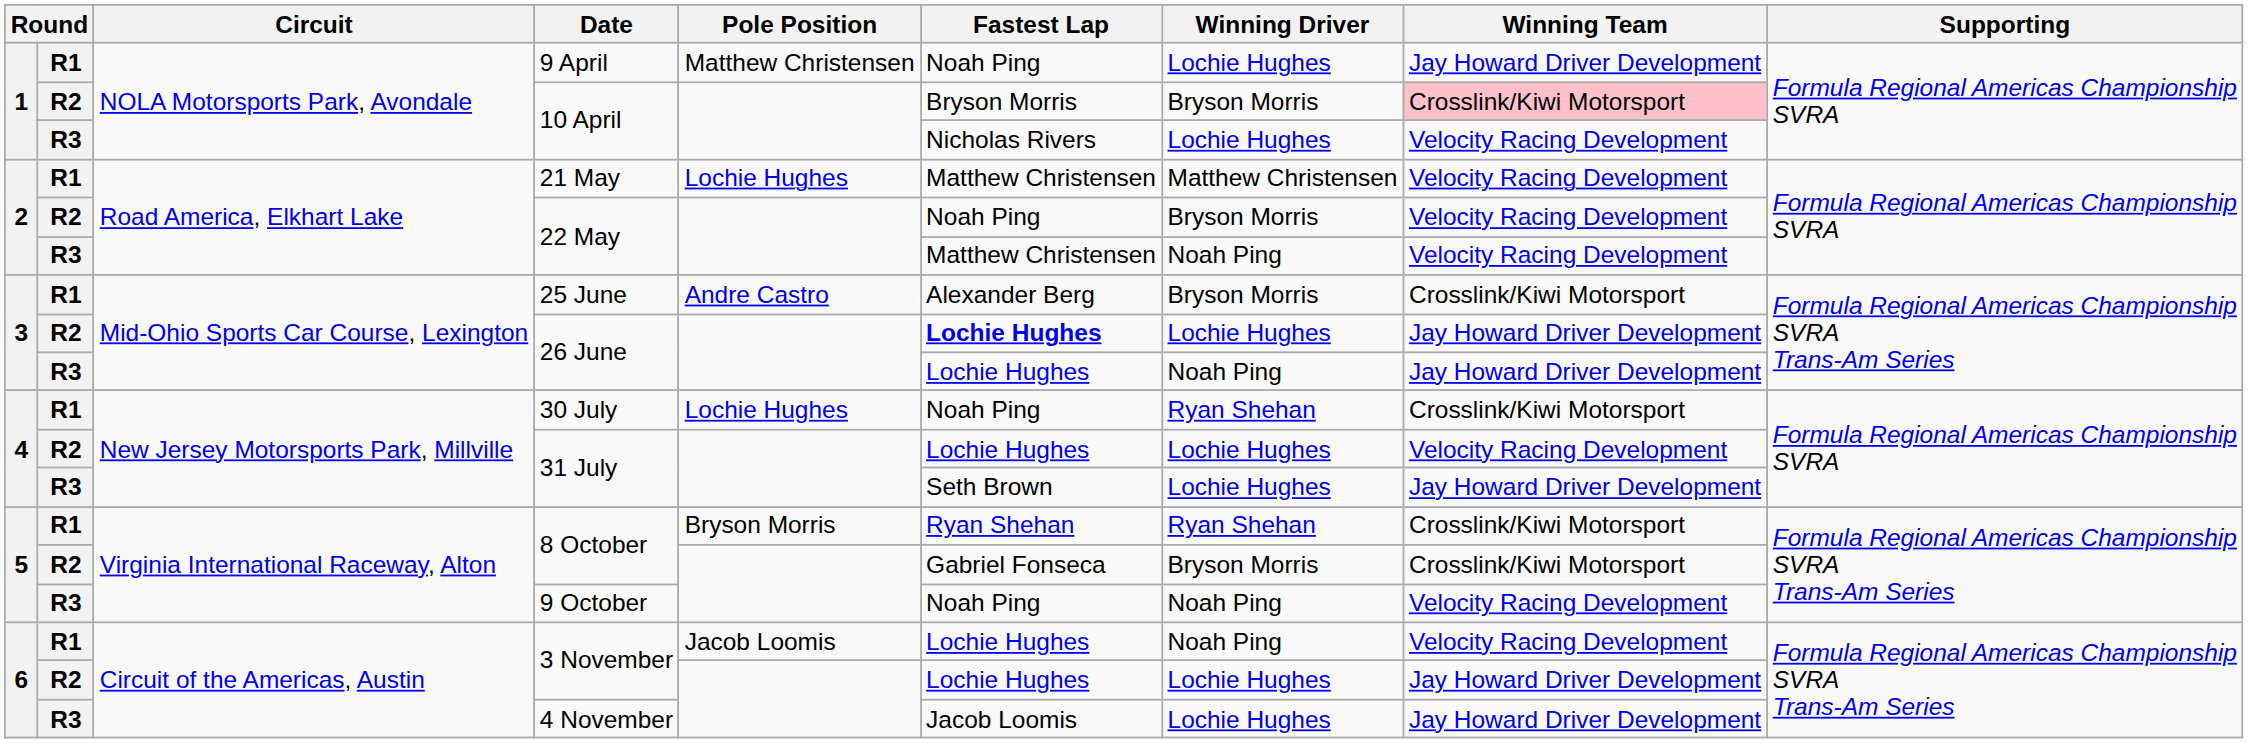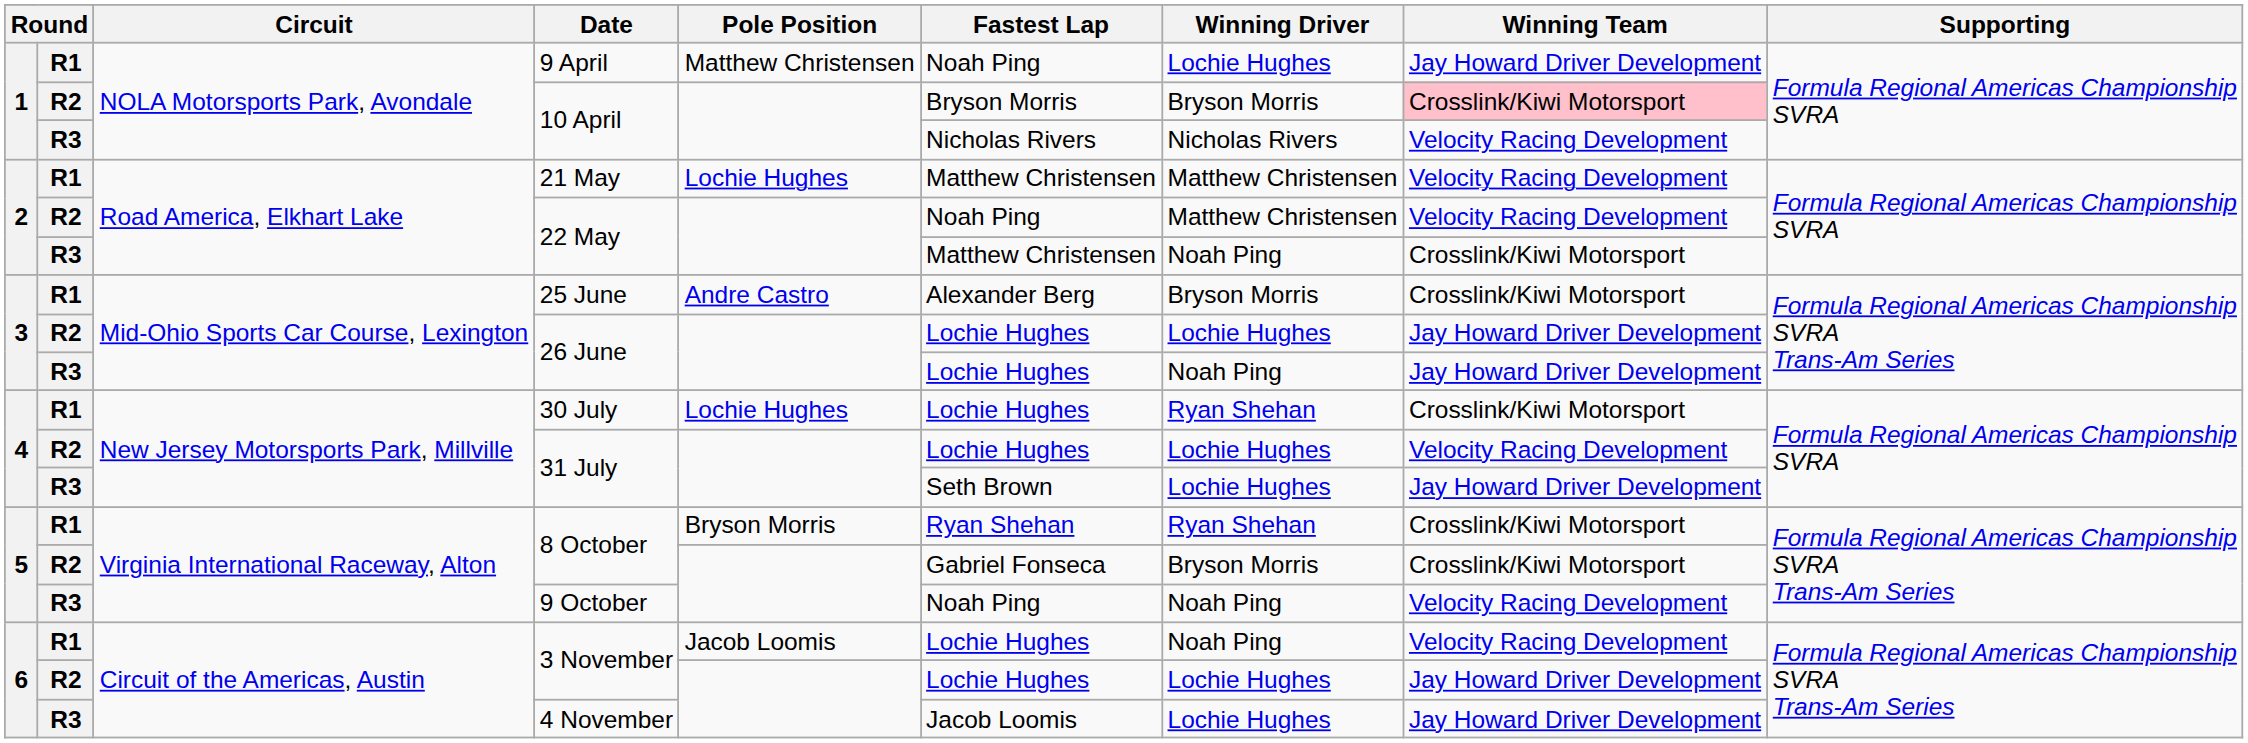(1249, 140) Lochie Hughes -> (1253, 140) Nicholas Rivers
(1243, 217) Bryson Morris -> (1282, 217) Matthew Christensen
(1568, 255) Velocity Racing Development -> (1547, 255) Crosslink/Kiwi Motorsport
(1014, 332) bold -> (1008, 332) normal
(983, 410) Noah Ping -> (1008, 410) Lochie Hughes
